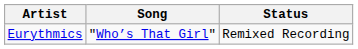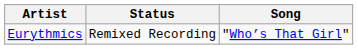columns swapped: (152, 14) <-> (286, 14)
